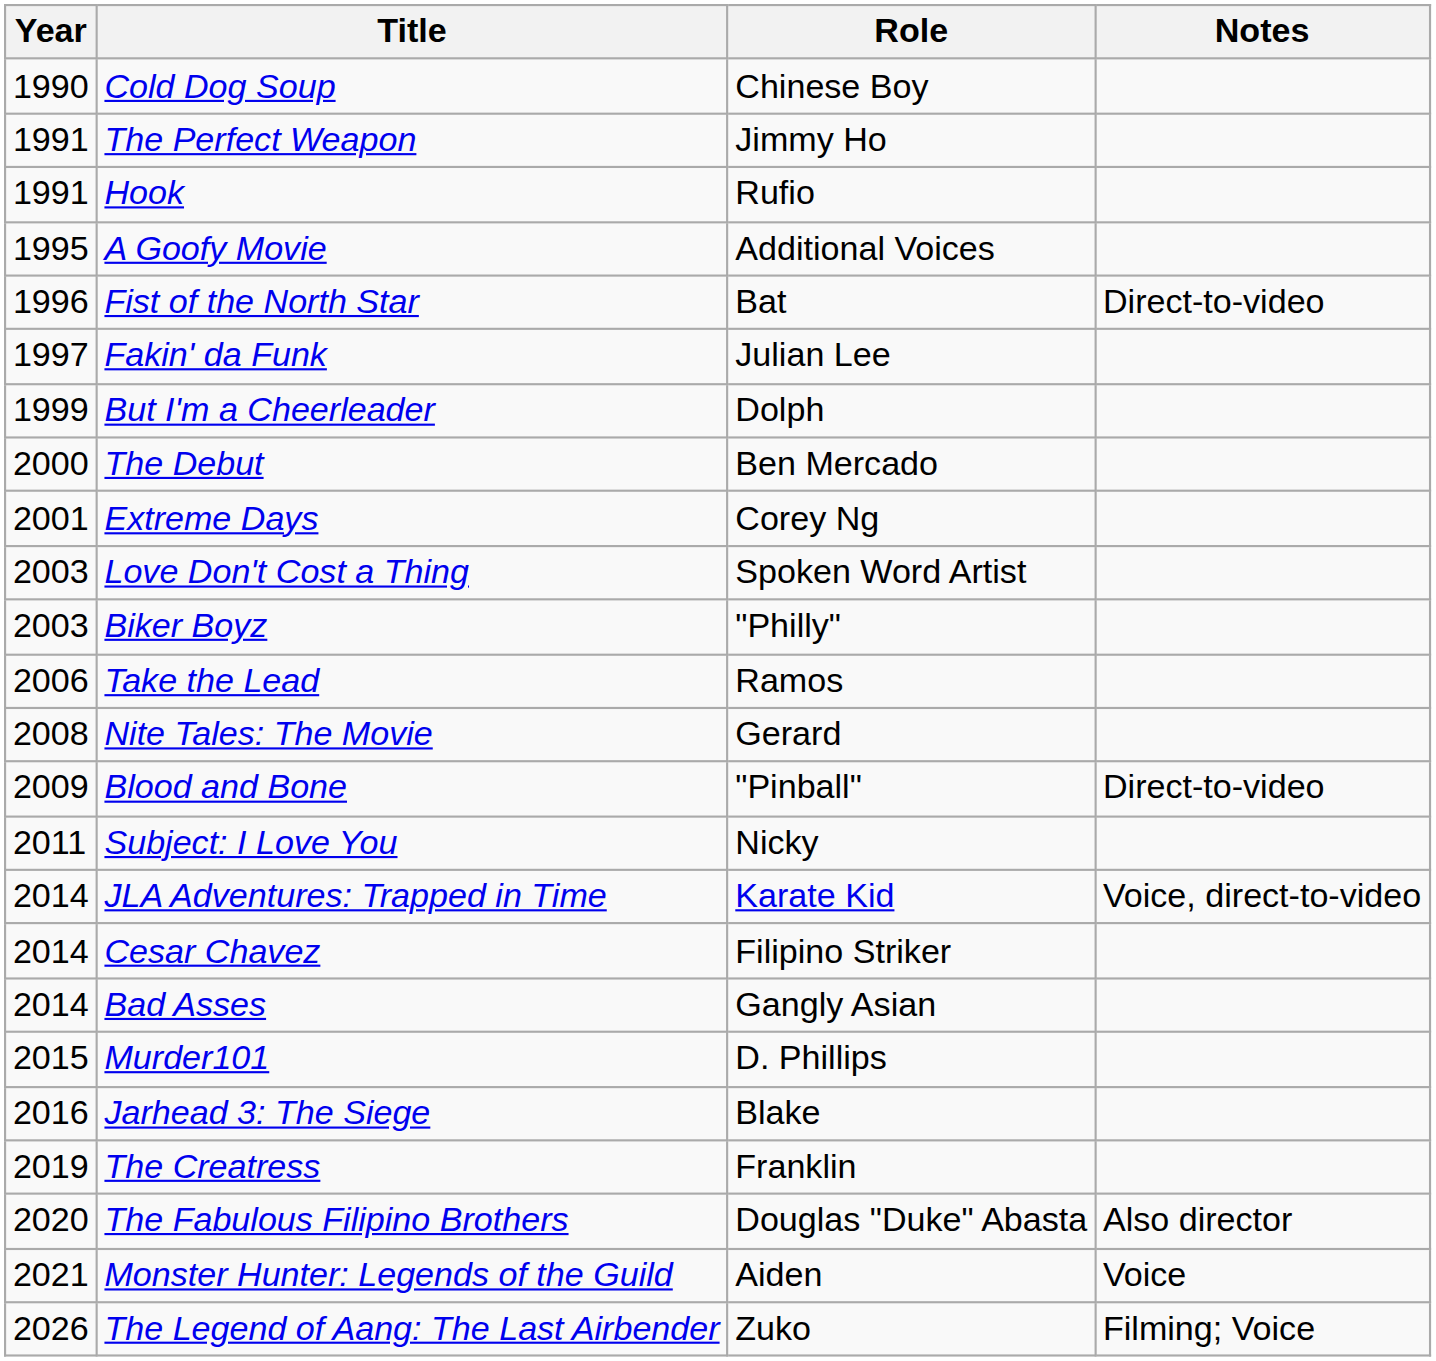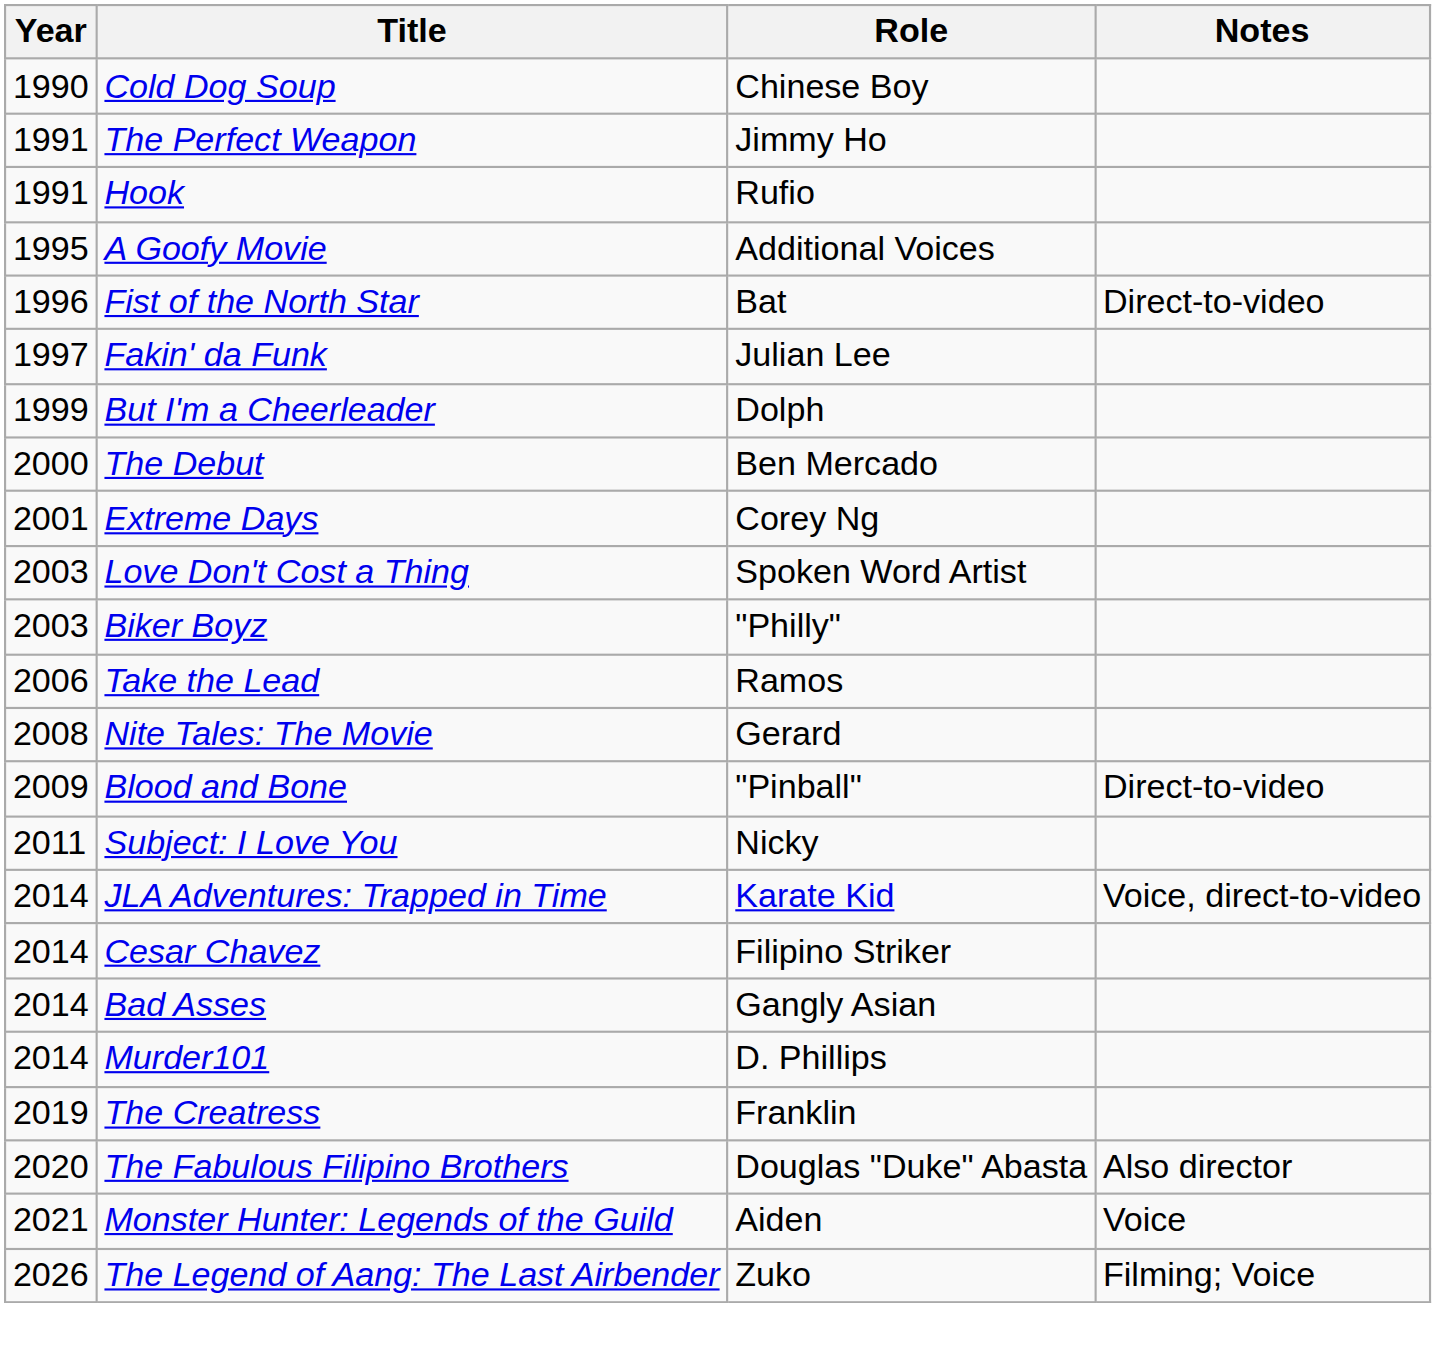(51, 1058) 2015 -> (51, 1058) 2014
- row: (267, 1112)
